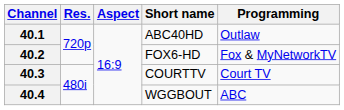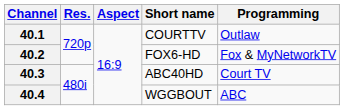(174, 34) ABC40HD -> (175, 34) COURTTV
(175, 74) COURTTV -> (174, 74) ABC40HD
